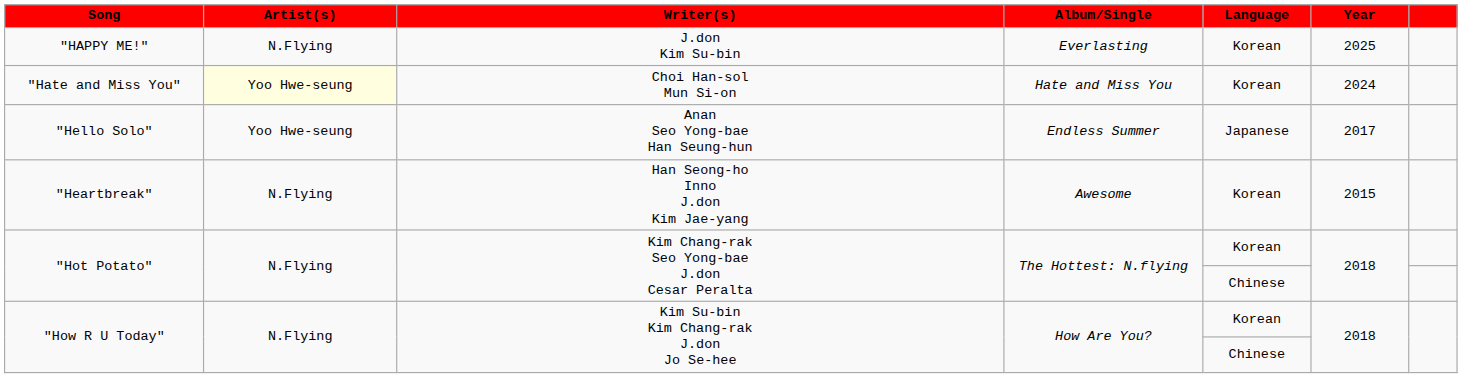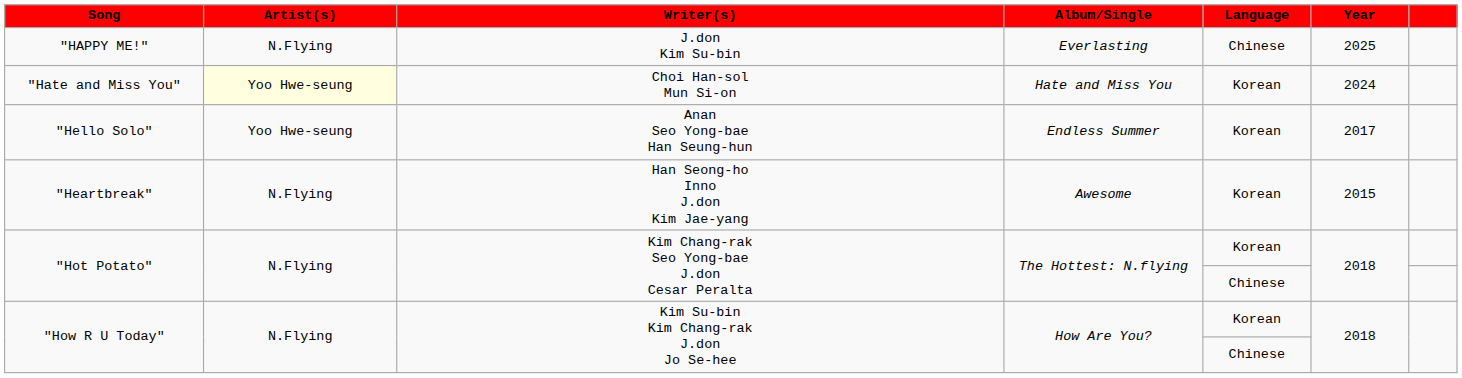(1257, 47) Korean -> (1257, 47) Chinese
(1257, 132) Japanese -> (1257, 132) Korean
